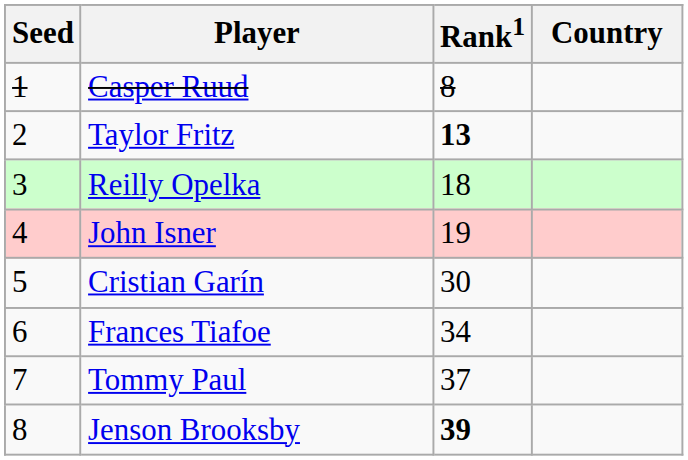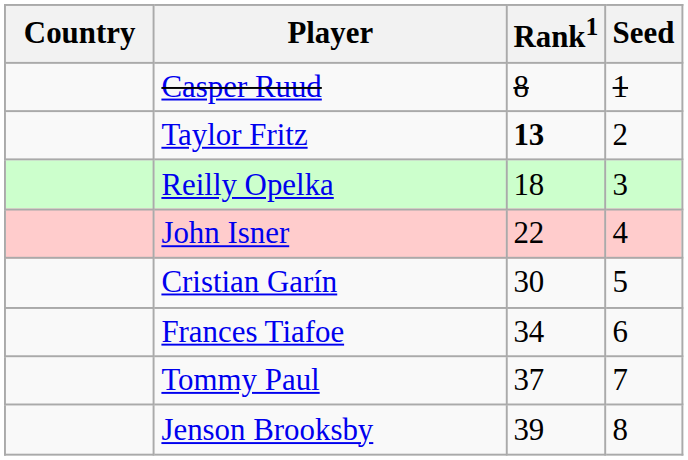columns swapped: (607, 33) <-> (43, 33)
(455, 233) 19 -> (529, 233) 22
(455, 429) bold -> (529, 429) normal
